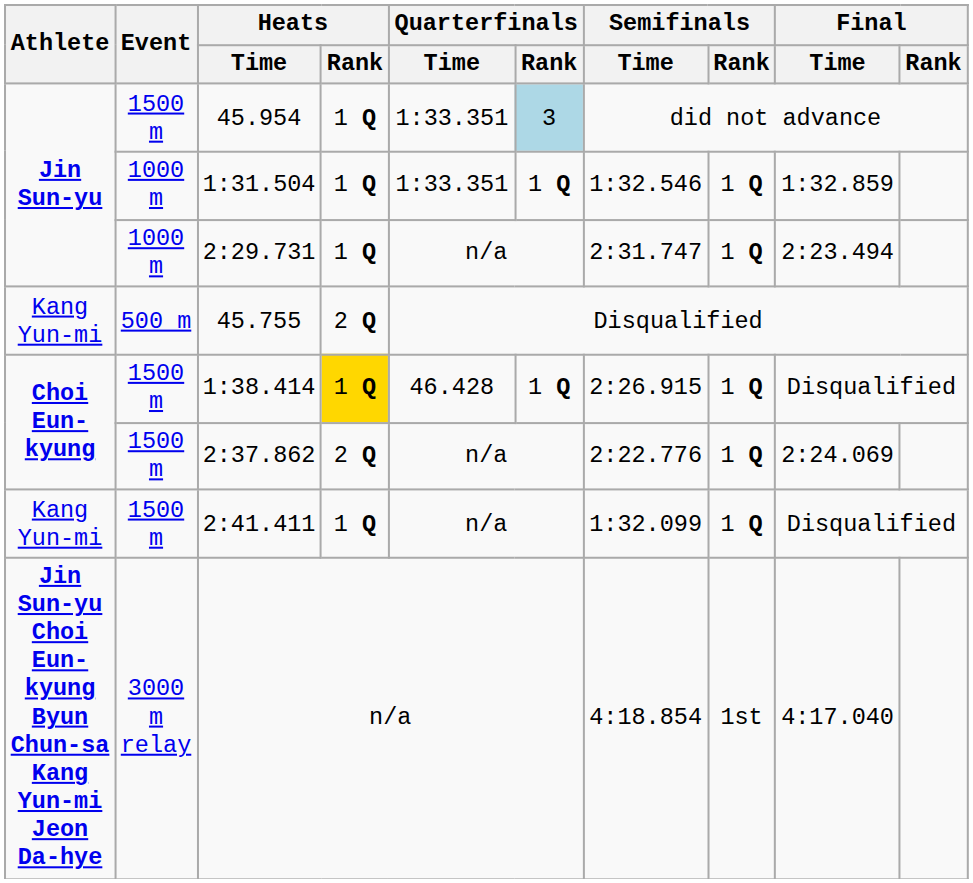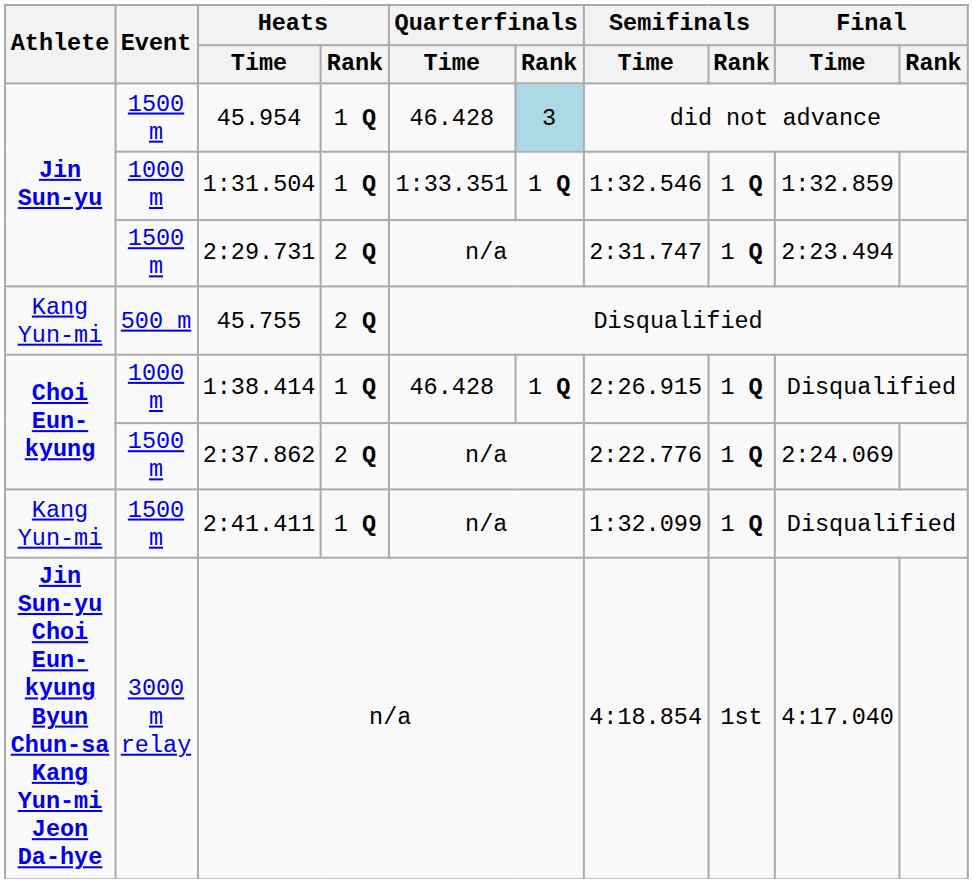(452, 118) 1:33.351 -> (452, 118) 46.428
(156, 253) 1000 m -> (156, 253) 1500 m
(355, 253) 1 Q -> (355, 253) 2 Q
(156, 388) 1500 m -> (156, 388) 1000 m
(355, 388) gold background -> (355, 388) no background
